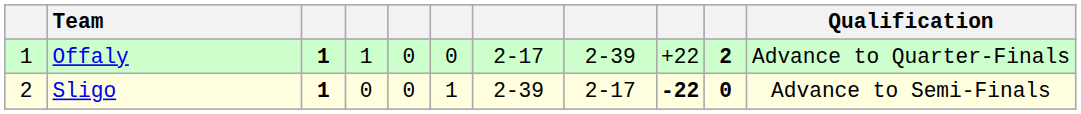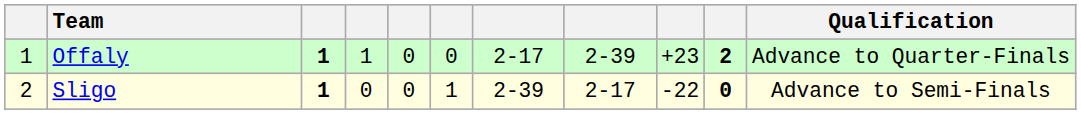(680, 57) +22 -> (680, 57) +23
(680, 91) bold -> (680, 91) normal
